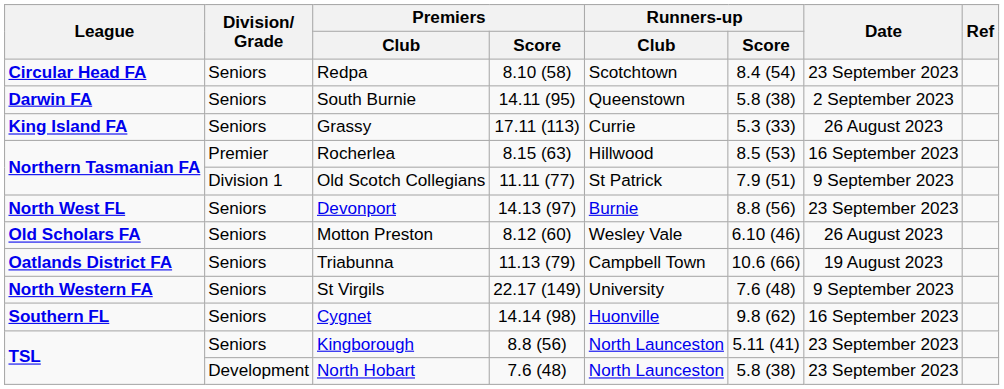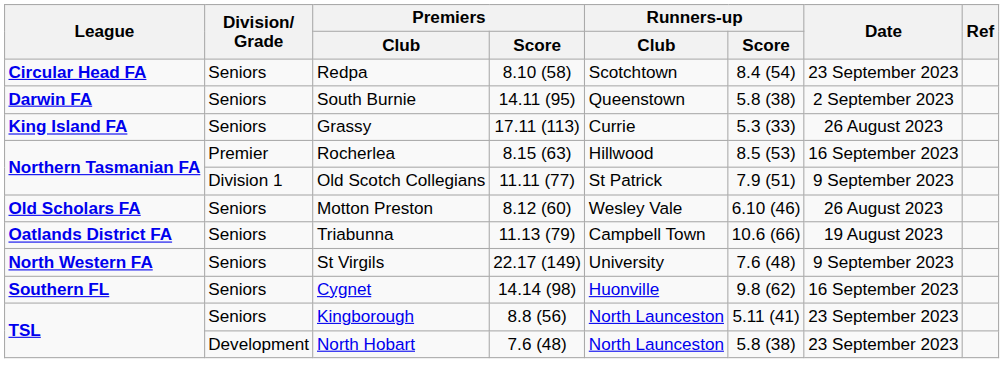- row: (356, 208)
